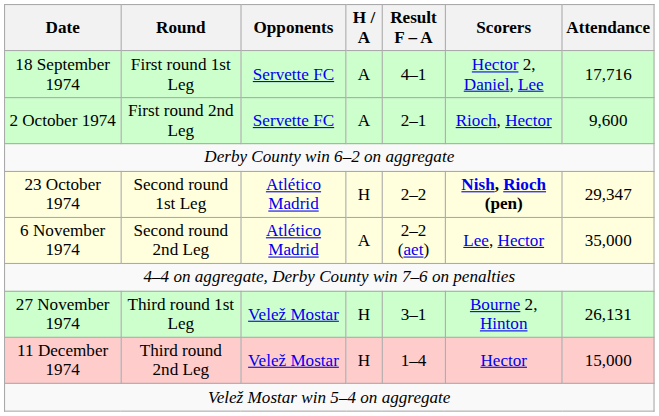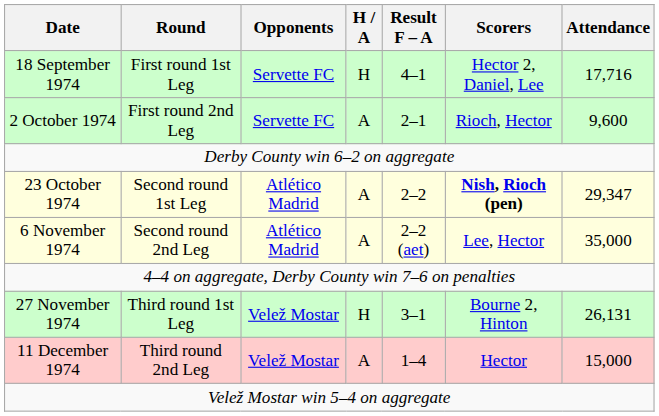(364, 74) A -> (364, 74) H
(364, 194) H -> (364, 194) A
(364, 360) H -> (364, 360) A
